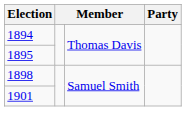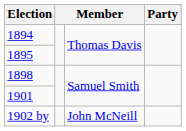+ row: (28, 116)
